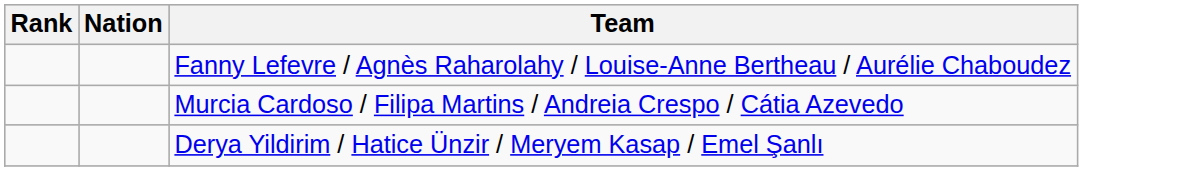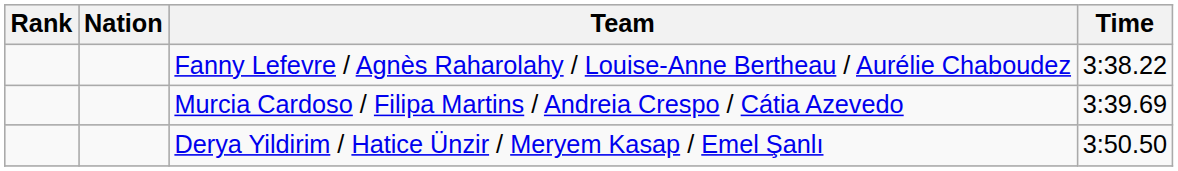+ column: (1125, 24)
